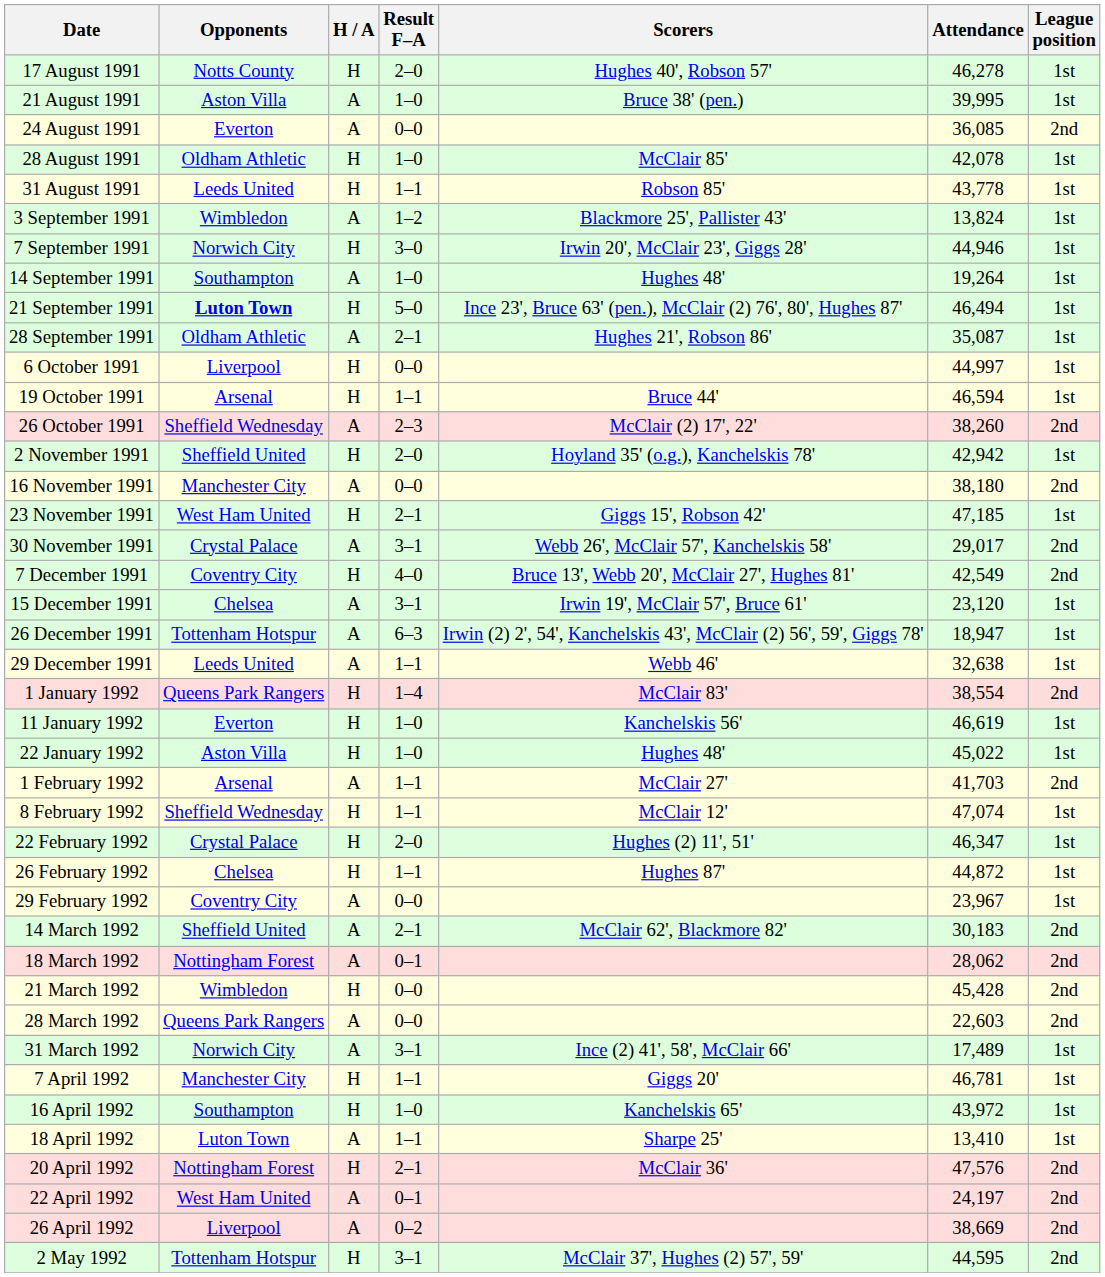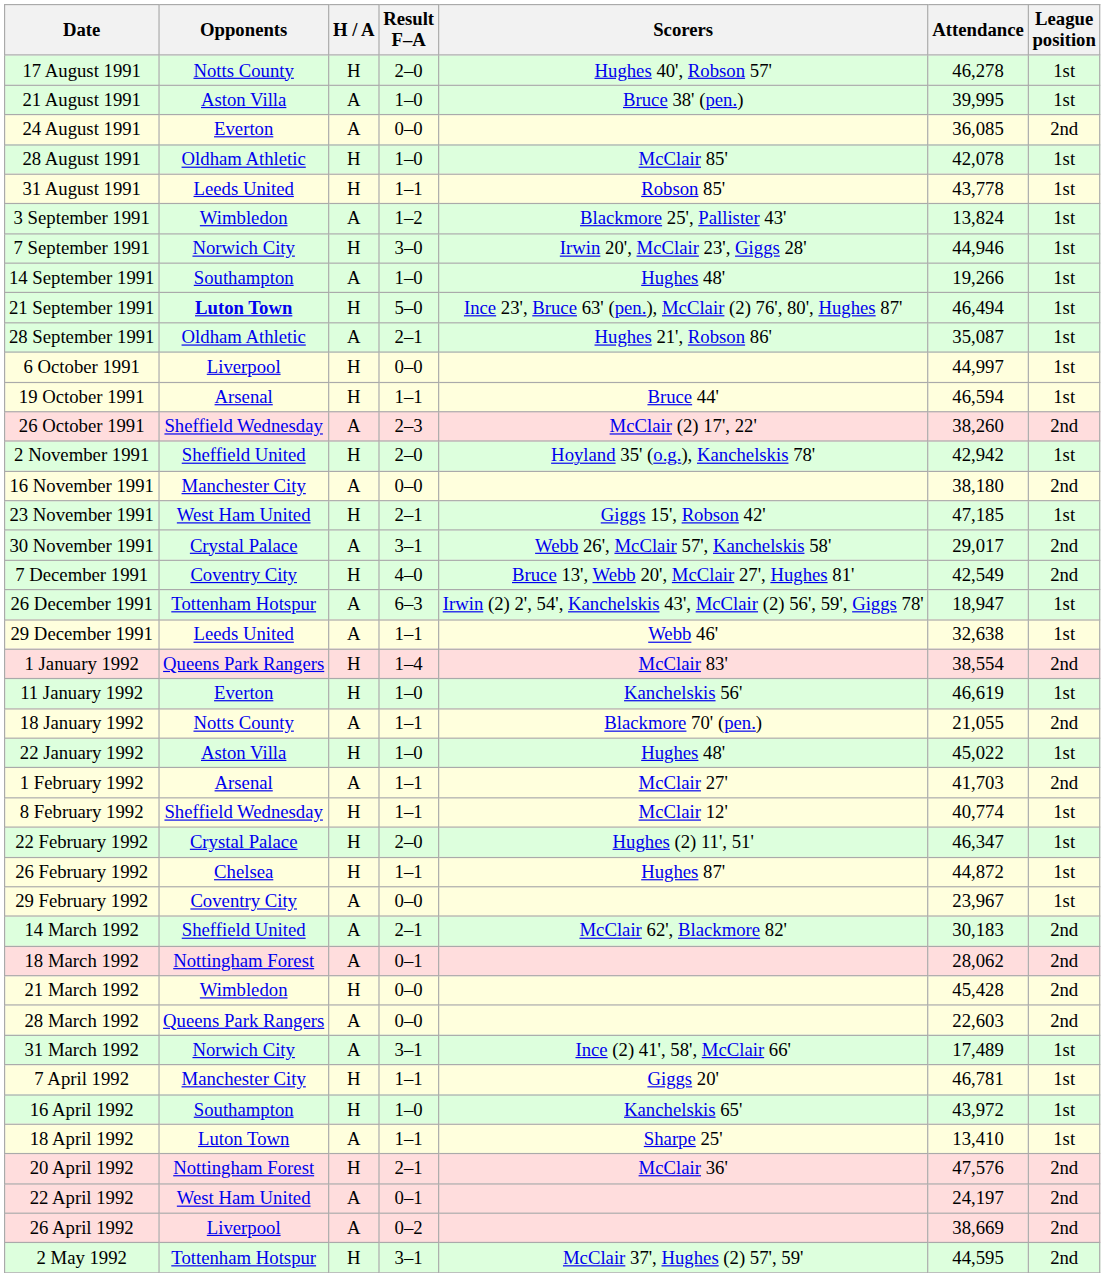(978, 277) 19,264 -> (978, 277) 19,266
- row: (82, 604)
+ row: (82, 723)
(978, 812) 47,074 -> (978, 812) 40,774
